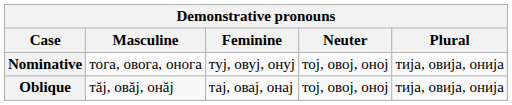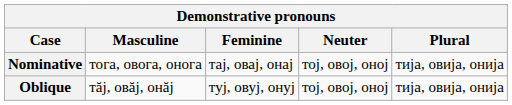(252, 64) туј, овуј, онуј -> (251, 64) тај, овај, онај
(251, 87) тај, овај, онај -> (252, 87) туј, овуј, онуј
